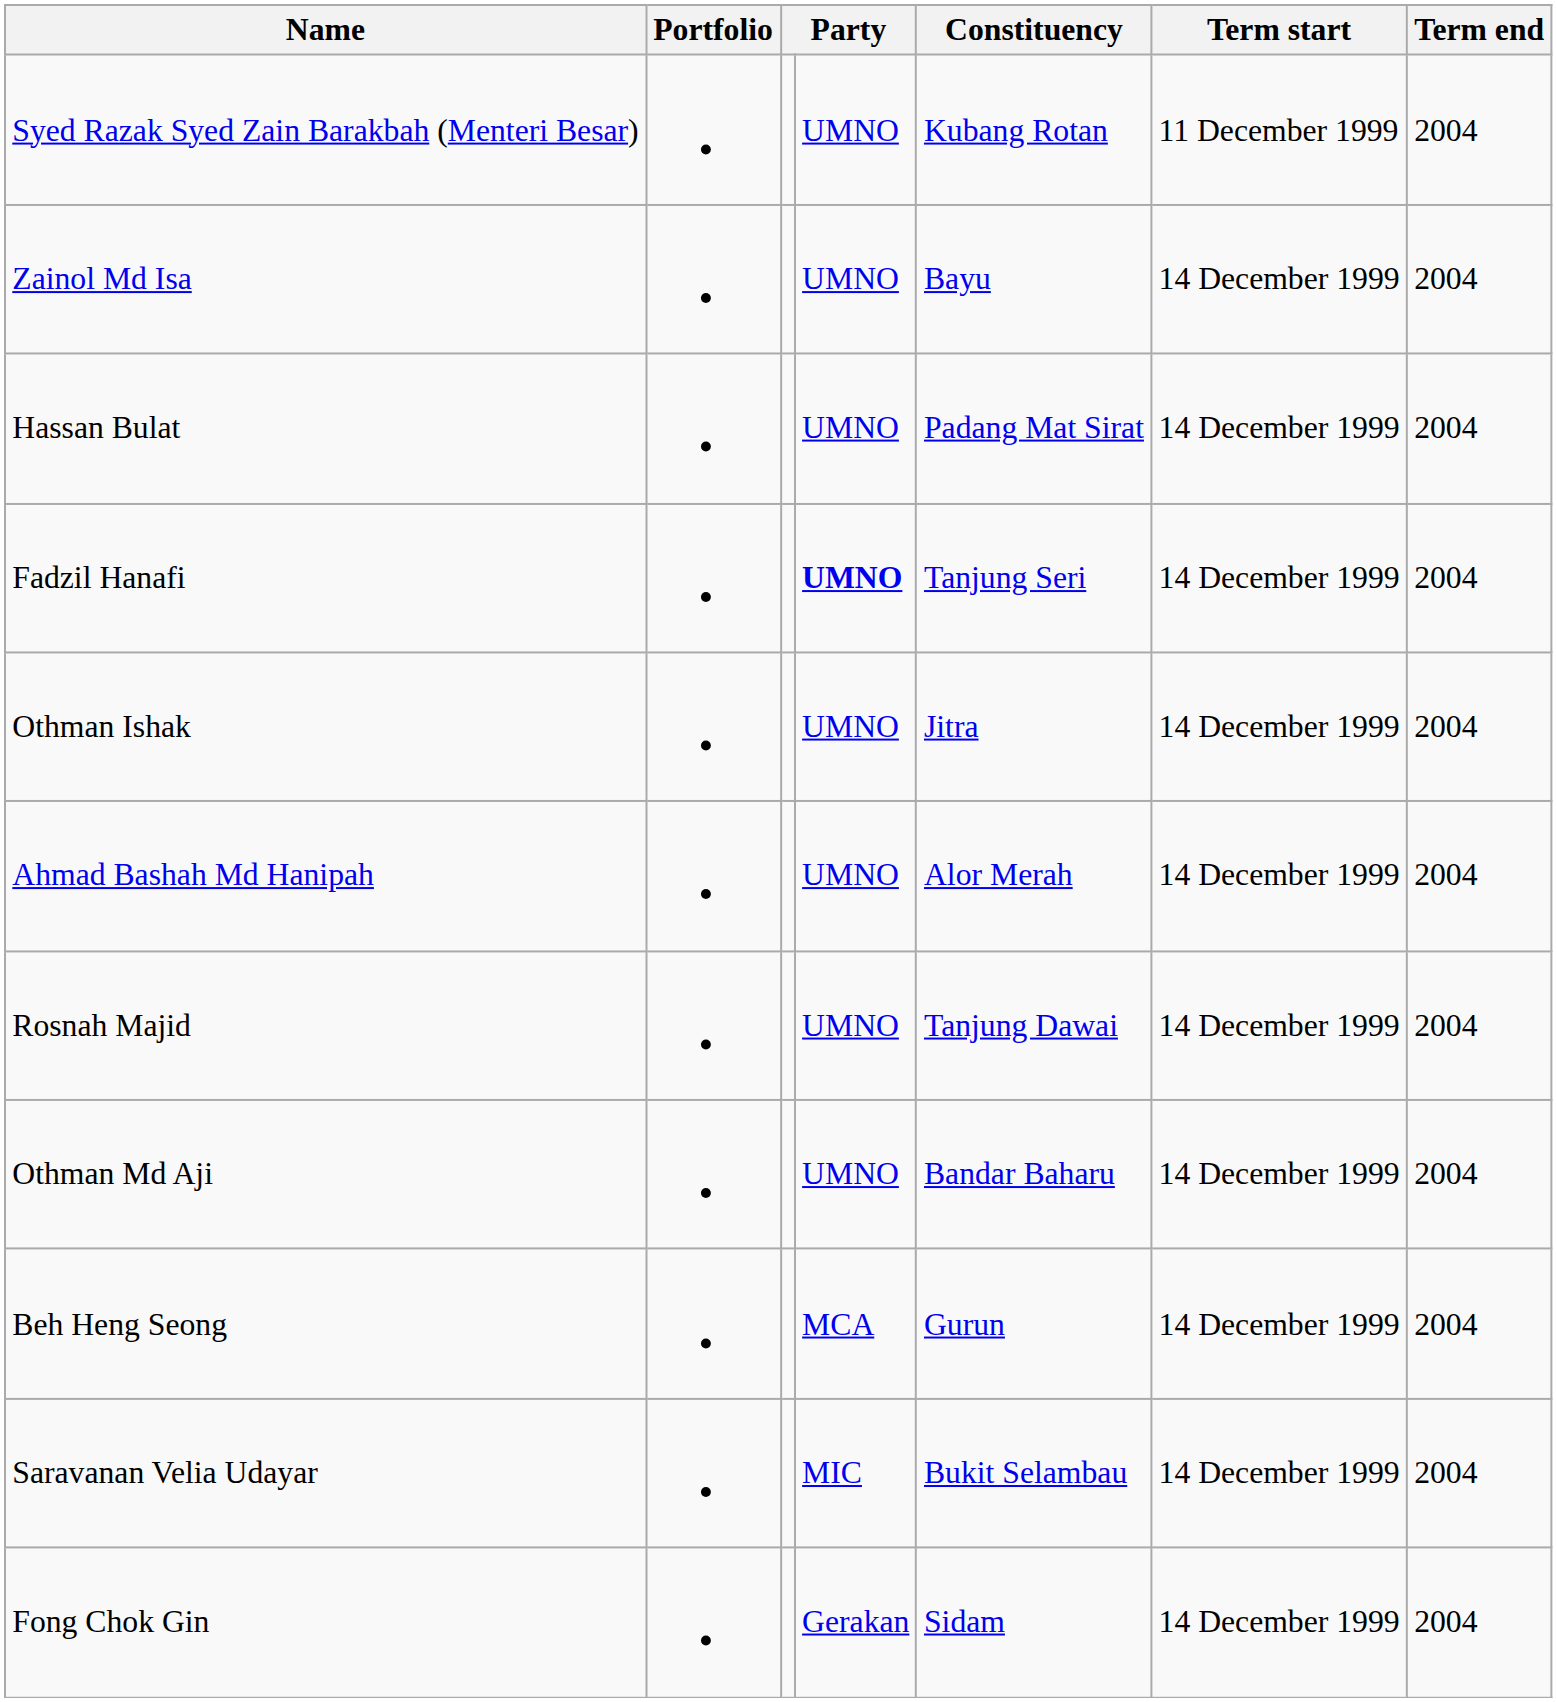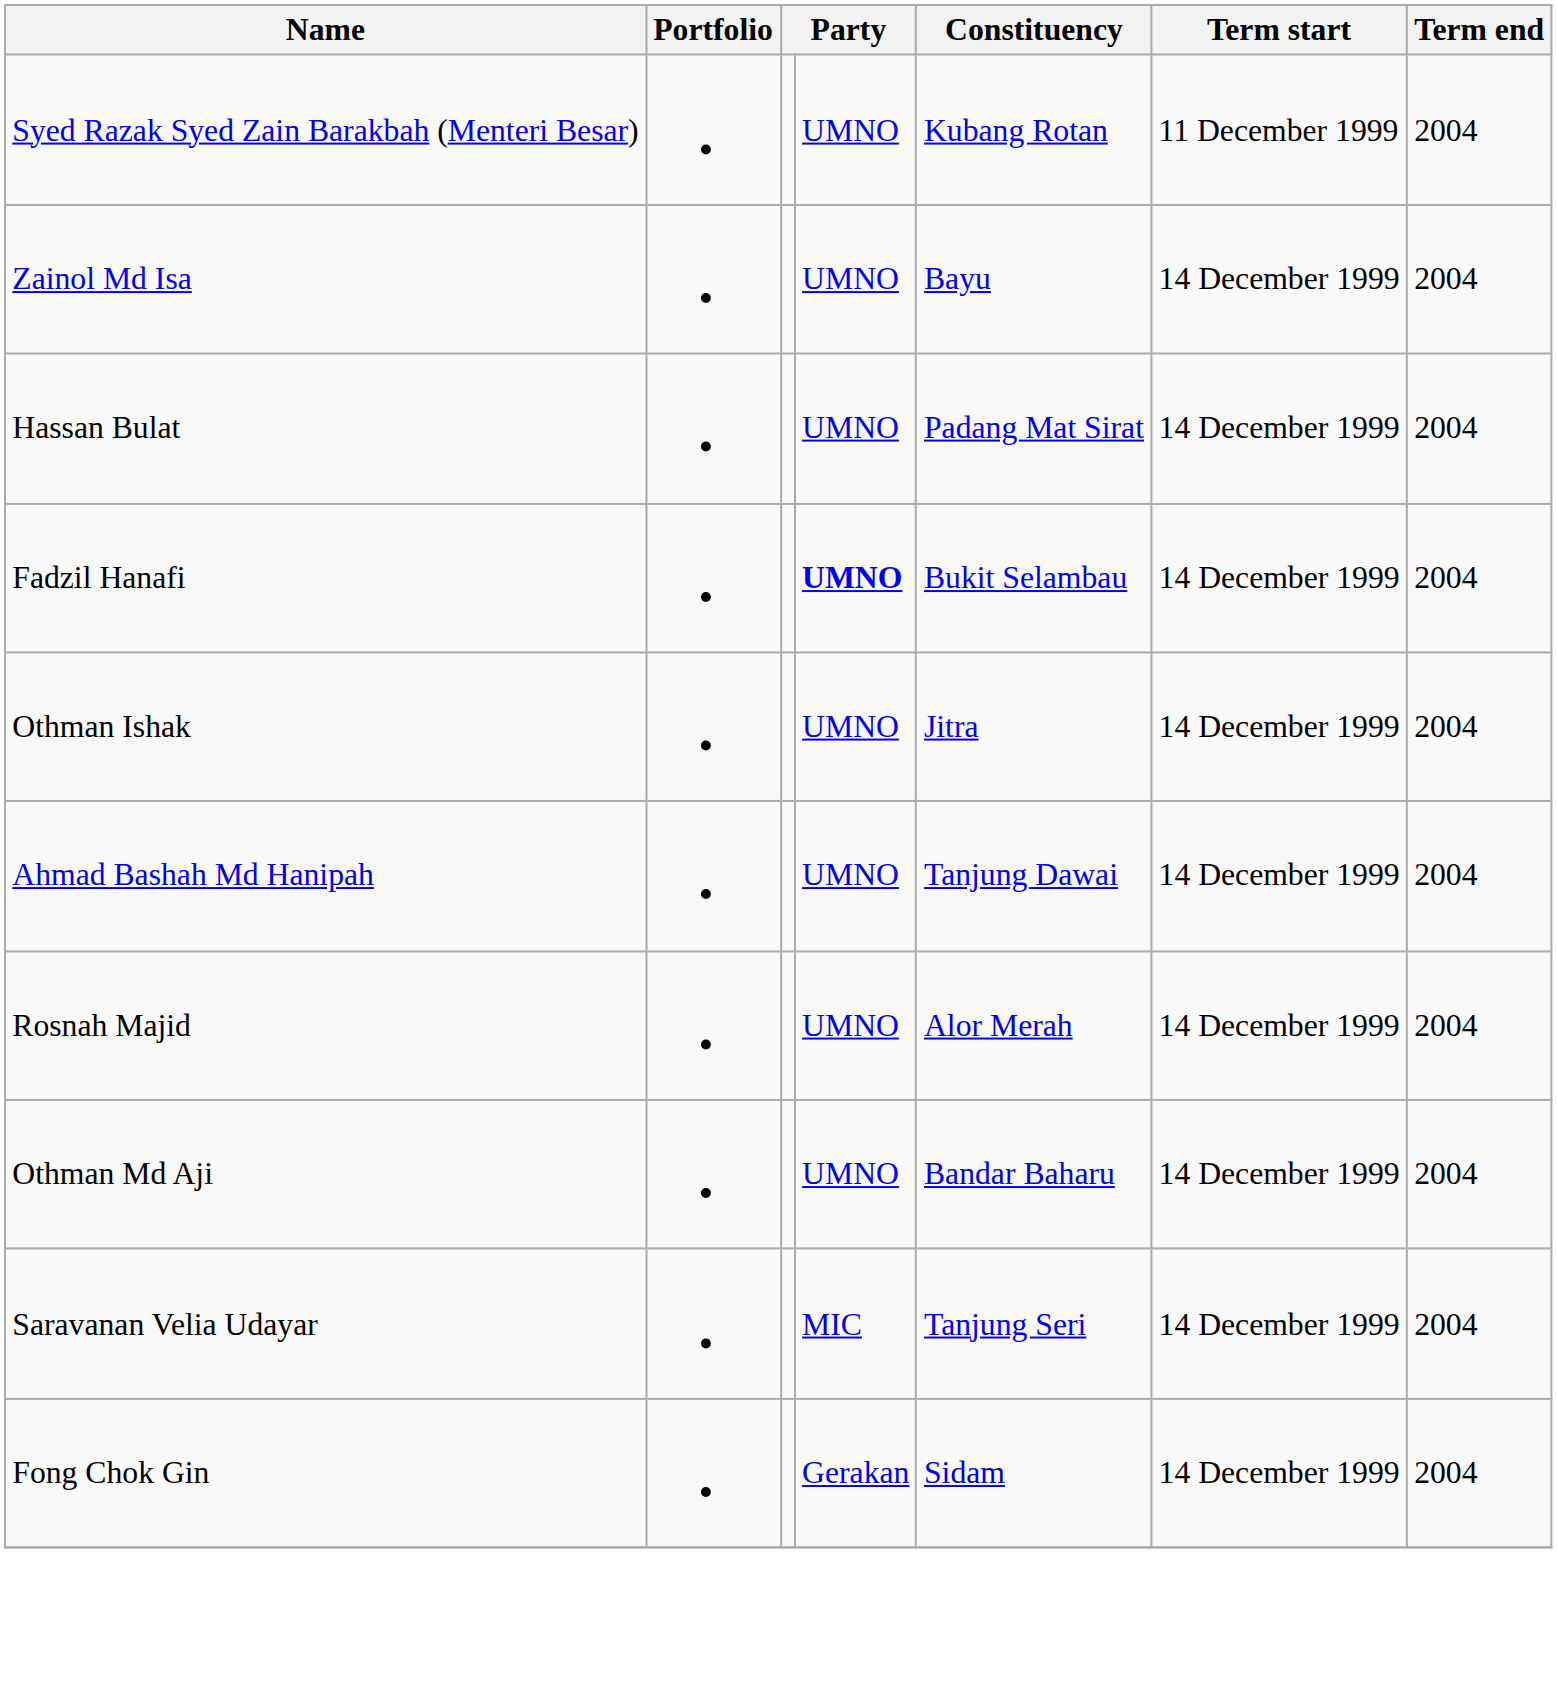(1005, 577) Tanjung Seri -> (1026, 577) Bukit Selambau
(998, 875) Alor Merah -> (1021, 875) Tanjung Dawai
(1021, 1024) Tanjung Dawai -> (998, 1024) Alor Merah
- row: (120, 1323)
(1026, 1472) Bukit Selambau -> (1005, 1323) Tanjung Seri
